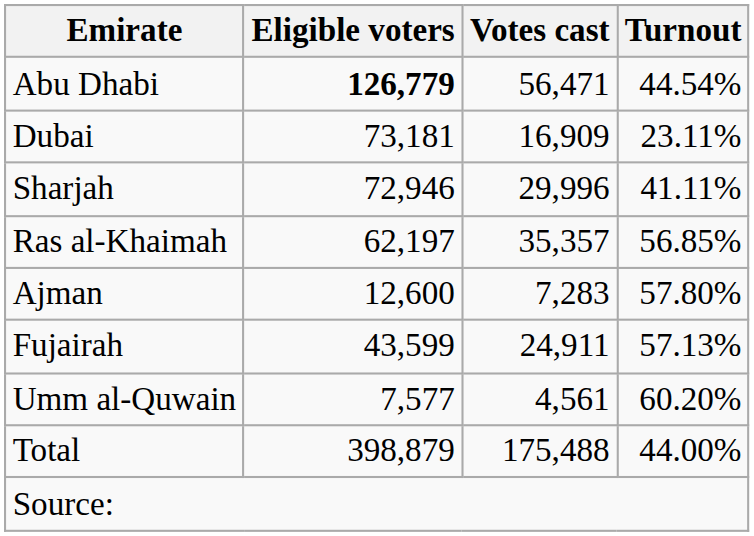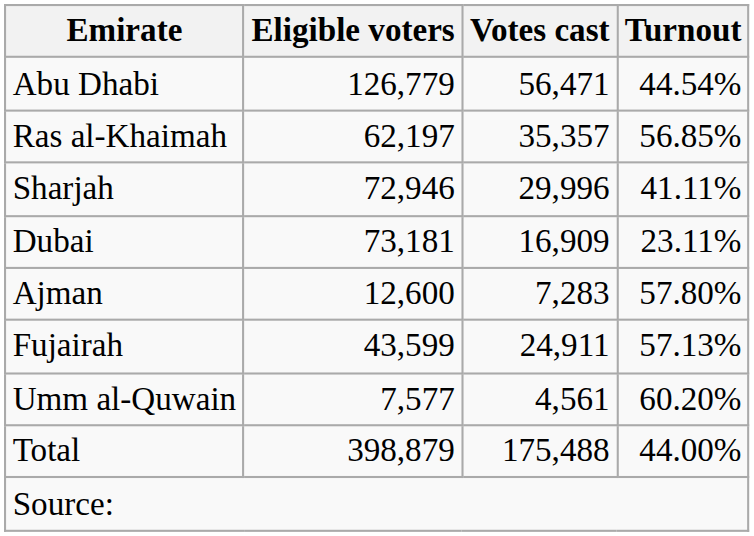(401, 83) bold -> (401, 83) normal
rows swapped: (53, 135) <-> (120, 240)
